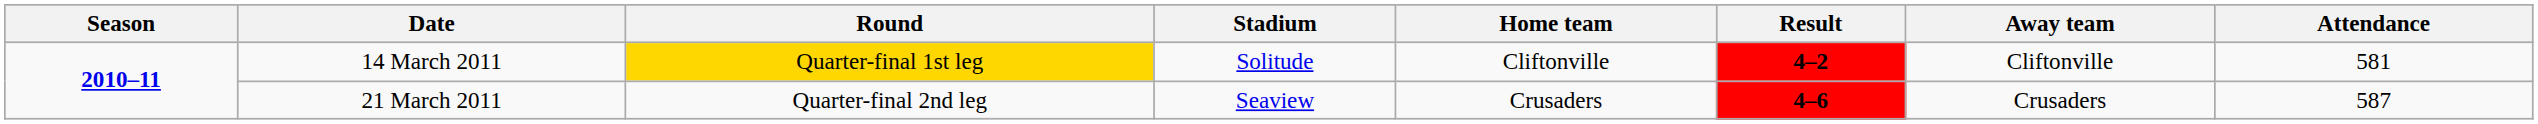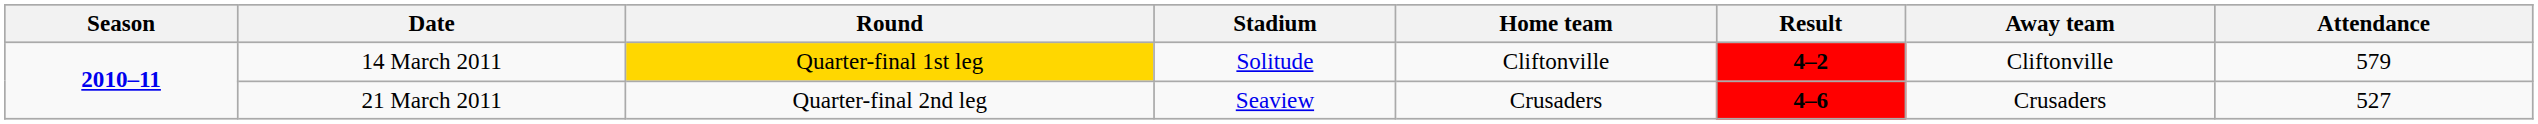(2374, 61) 581 -> (2374, 61) 579
(2374, 99) 587 -> (2374, 99) 527
